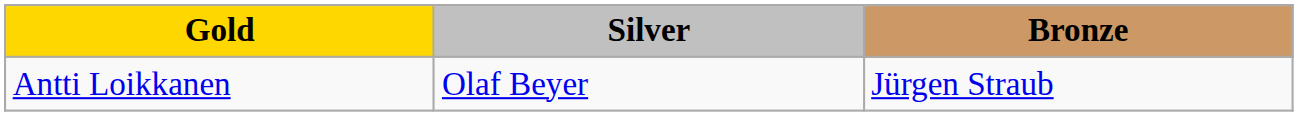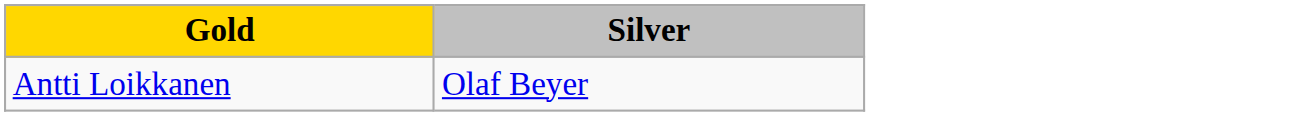- column: (1078, 30)
